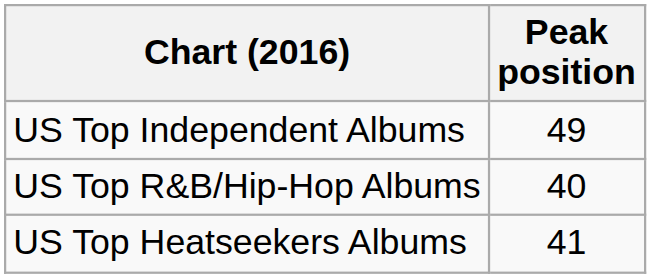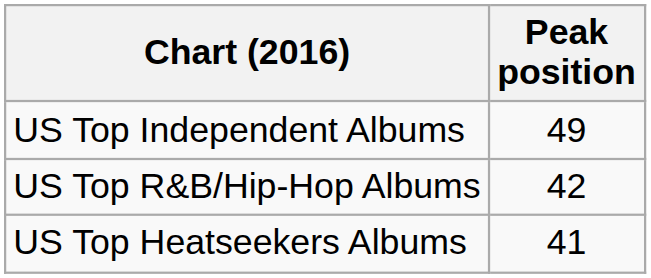(567, 186) 40 -> (567, 186) 42
